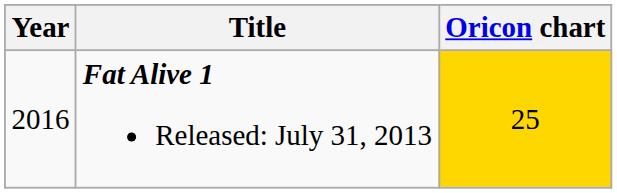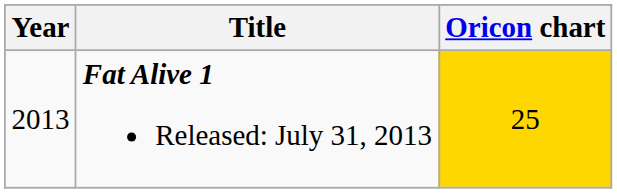(41, 118) 2016 -> (41, 118) 2013
